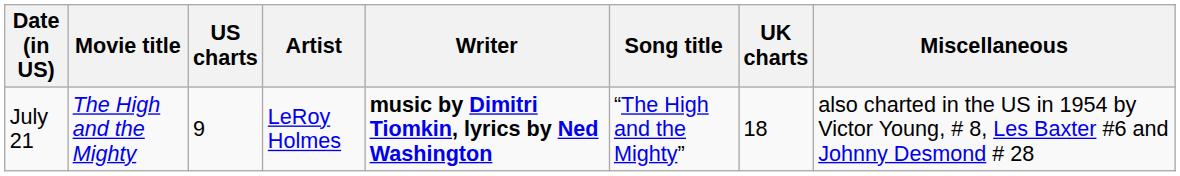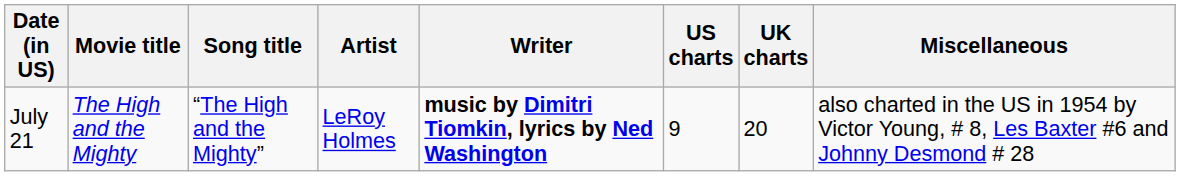columns swapped: (674, 45) <-> (225, 45)
(755, 128) 18 -> (755, 128) 20
